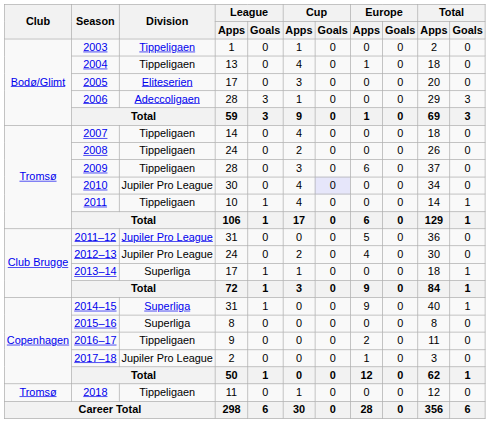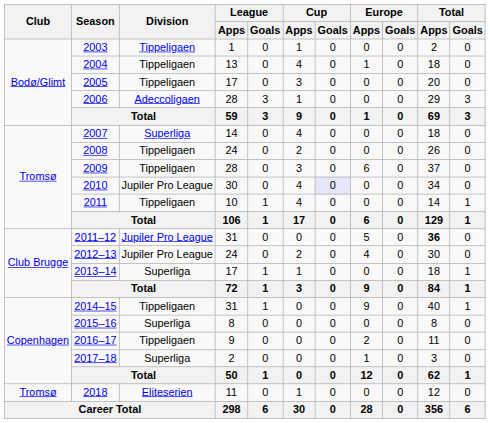(167, 82) Eliteserien -> (167, 82) Tippeligaen
(167, 133) Tippeligaen -> (167, 133) Superliga
(434, 237) normal -> (434, 237) bold
(167, 306) Superliga -> (167, 306) Tippeligaen
(167, 358) Jupiler Pro League -> (167, 358) Superliga
(167, 392) Tippeligaen -> (167, 392) Eliteserien
